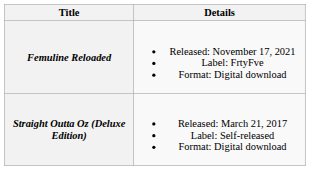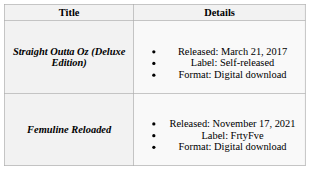rows swapped: (69, 129) <-> (69, 57)
